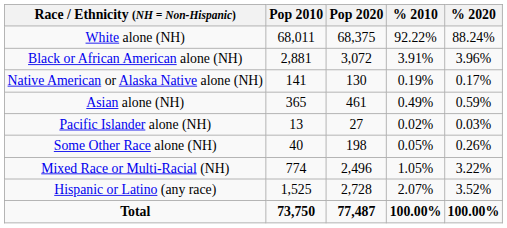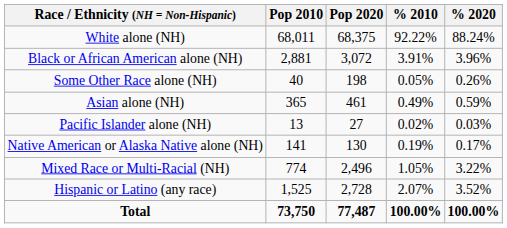rows swapped: (135, 80) <-> (135, 146)
